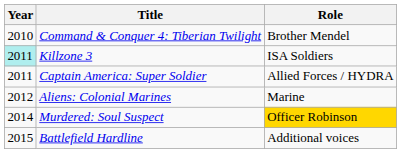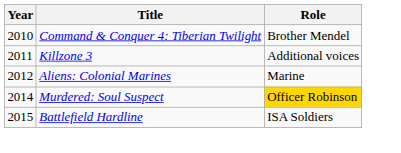(20, 55) paleturquoise background -> (20, 55) no background
(300, 55) ISA Soldiers -> (313, 55) Additional voices
- row: (123, 76)
(313, 138) Additional voices -> (300, 117) ISA Soldiers
